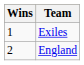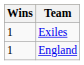(10, 50) 2 -> (10, 50) 1
